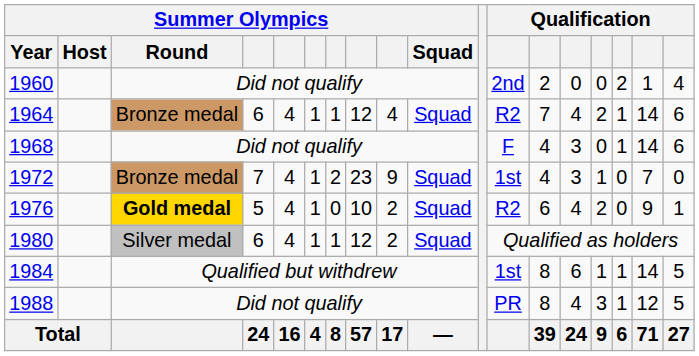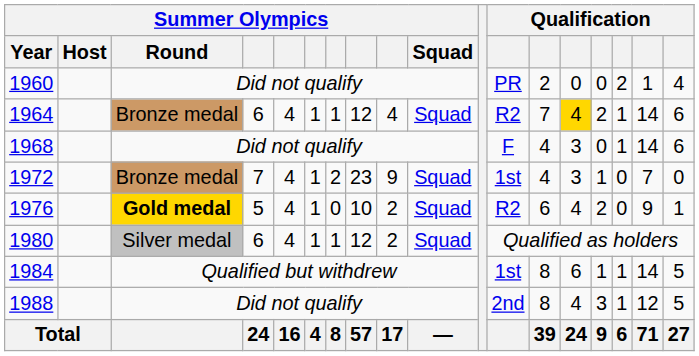(508, 83) 2nd -> (508, 83) PR
(576, 114) no background -> (576, 114) gold background
(508, 303) PR -> (508, 303) 2nd
